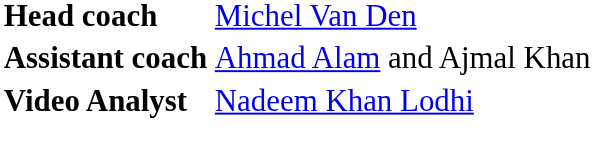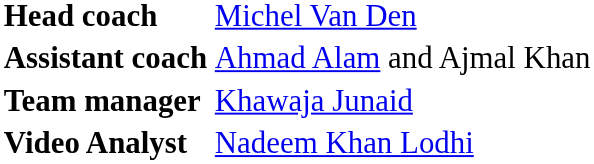+ row: (102, 100)
